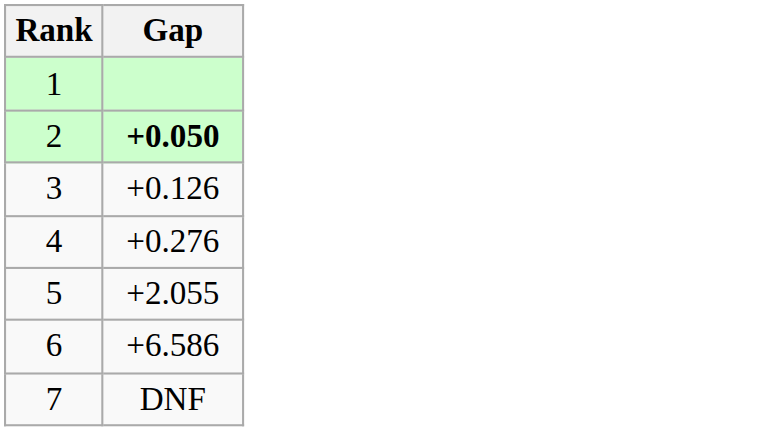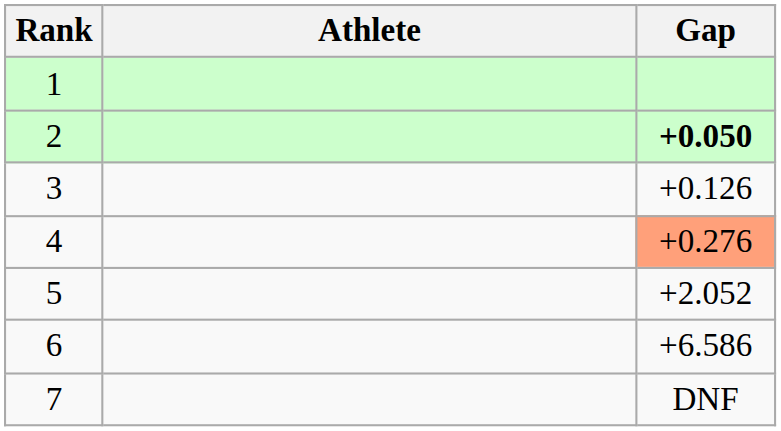+ column: (369, 30)
(173, 240) no background -> (706, 240) lightsalmon background
(173, 293) +2.055 -> (706, 293) +2.052
